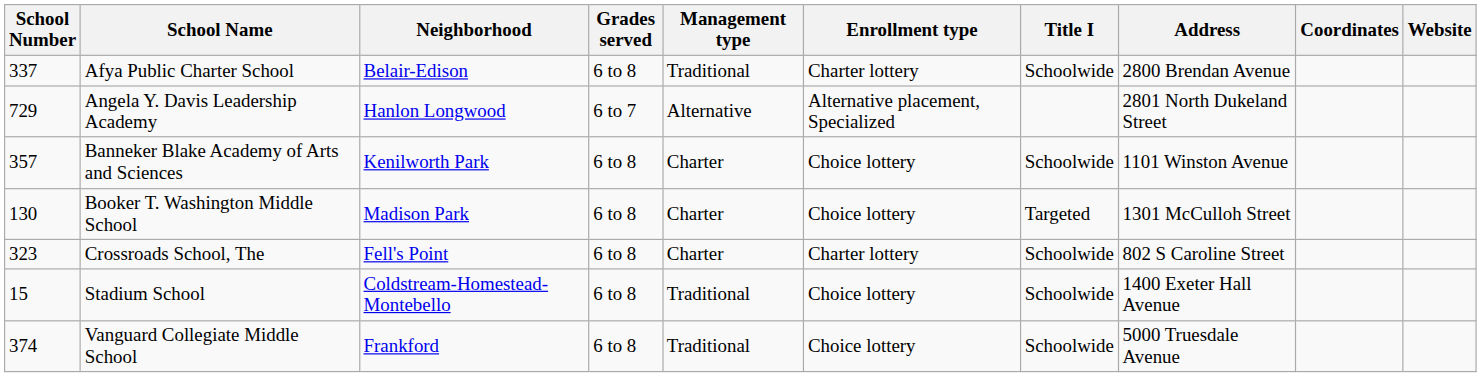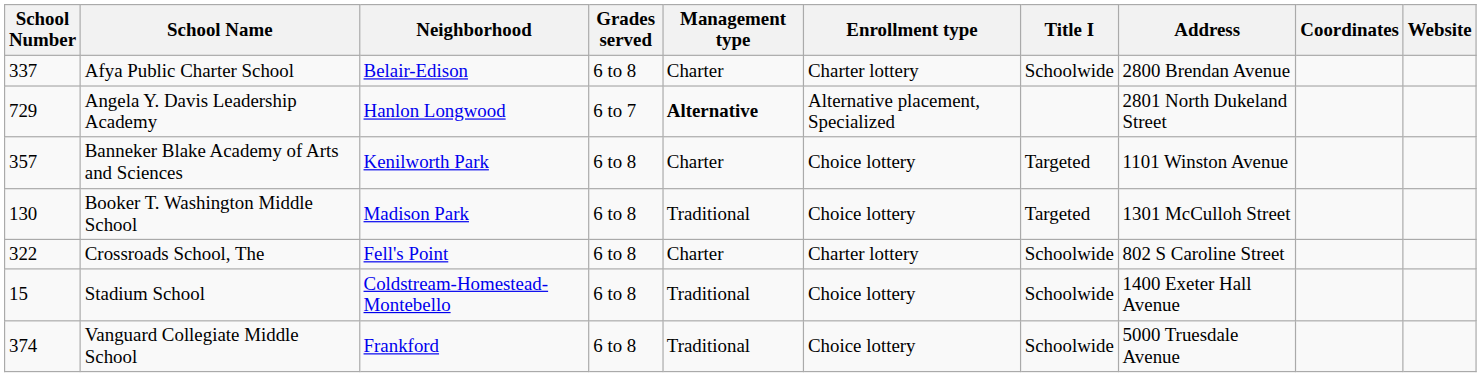(708, 70) Traditional -> (695, 70) Charter
(709, 111) normal -> (712, 111) bold
(1069, 162) Schoolwide -> (1057, 162) Targeted
(695, 213) Charter -> (708, 213) Traditional
(23, 254) 323 -> (23, 254) 322
